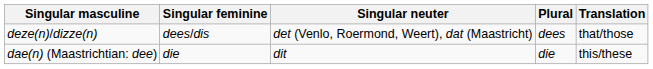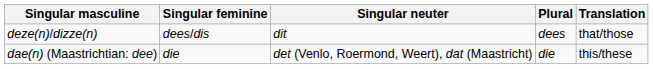(403, 34) det (Venlo, Roermond, Weert), dat (Maastricht) -> (280, 34) dit
(280, 53) dit -> (403, 53) det (Venlo, Roermond, Weert), dat (Maastricht)
